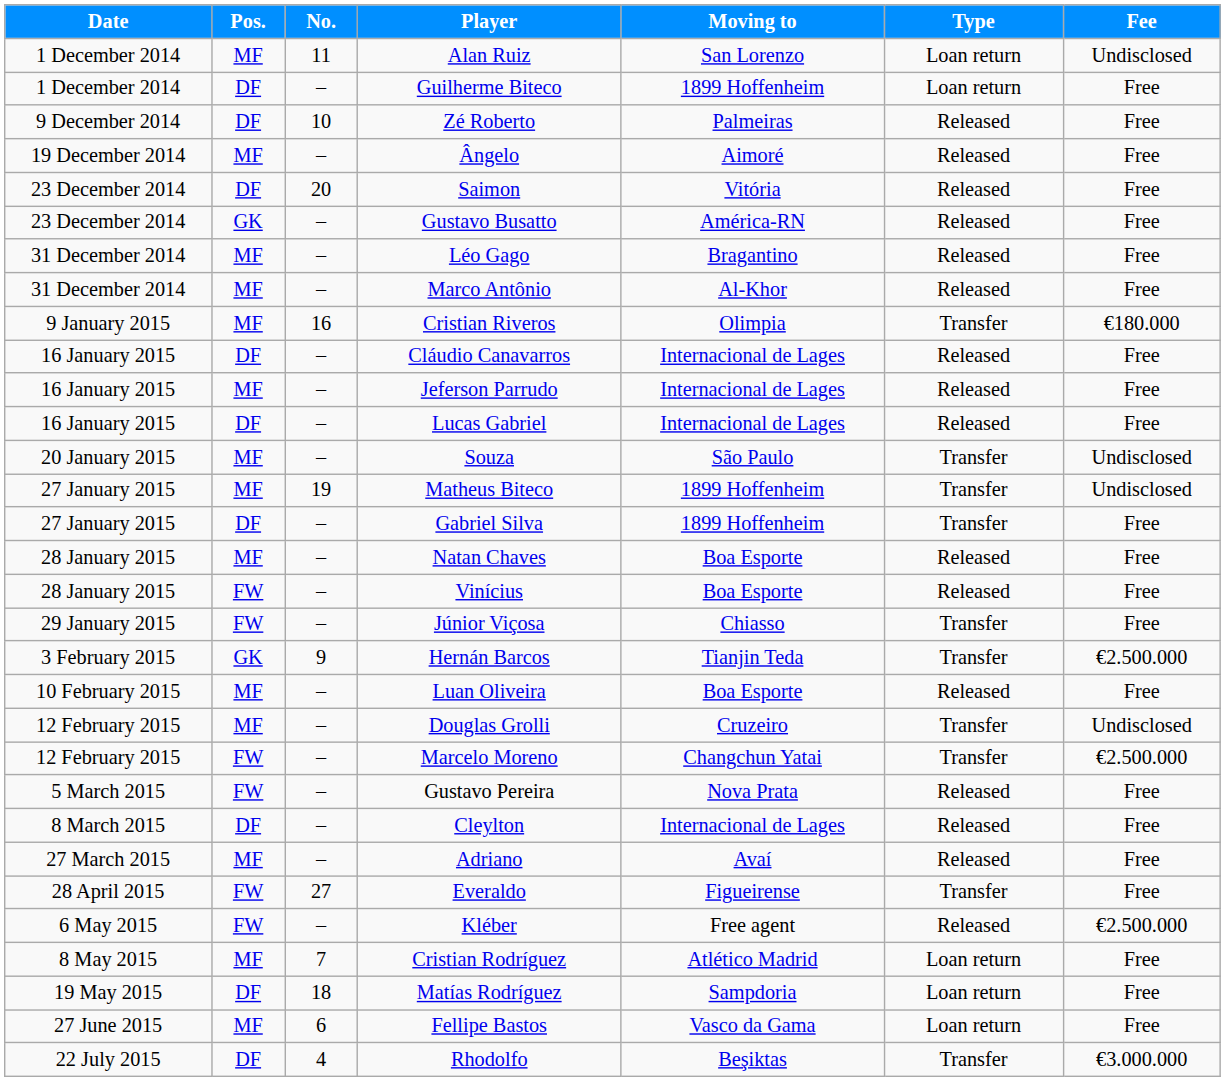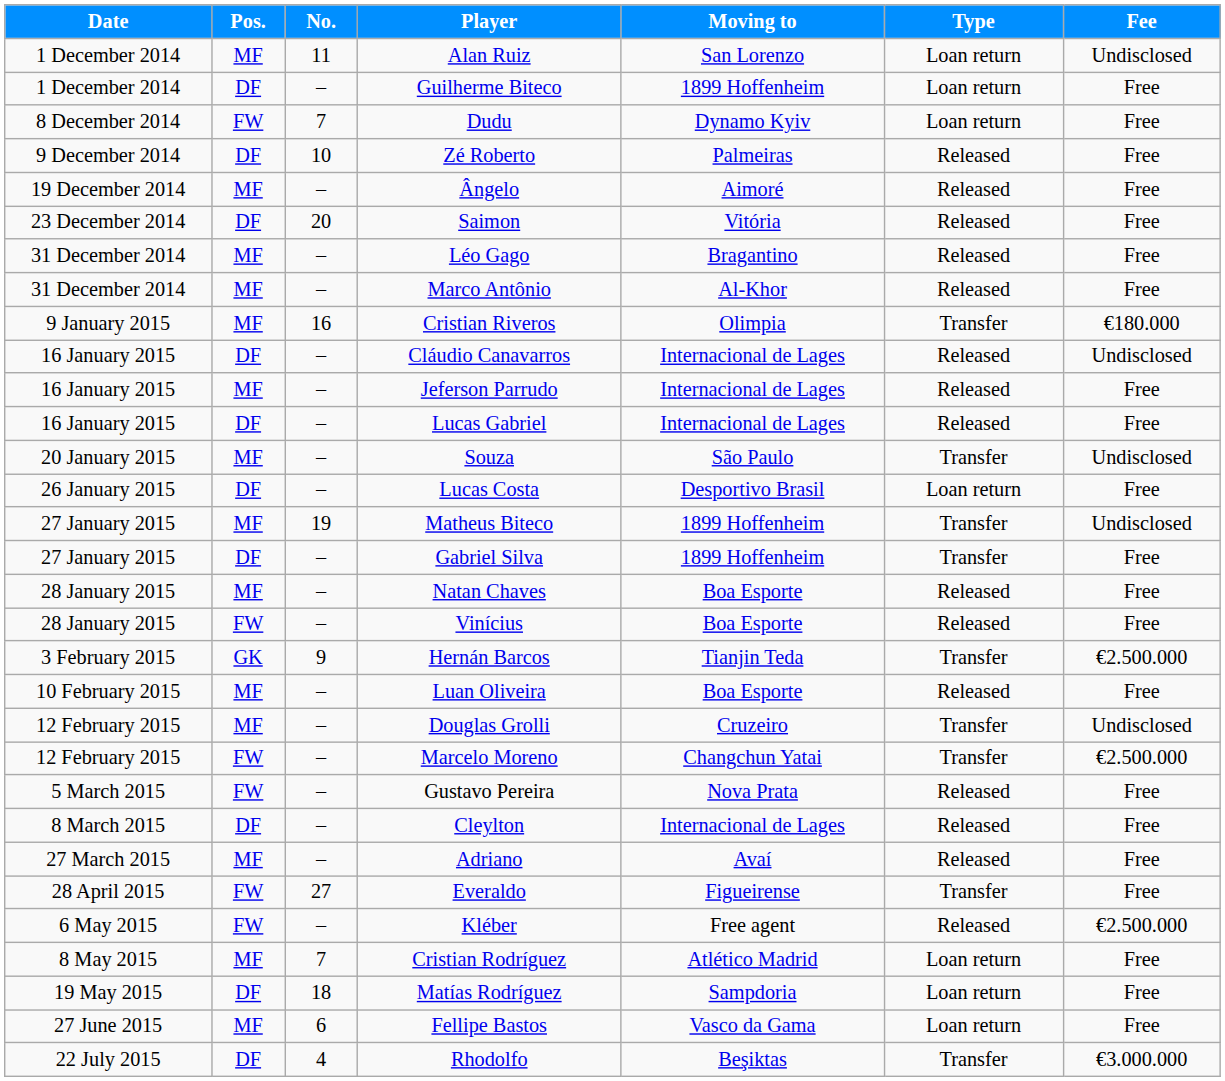+ row: (489, 122)
- row: (489, 222)
(1142, 356) Free -> (1142, 356) Undisclosed
+ row: (489, 490)
- row: (489, 624)
